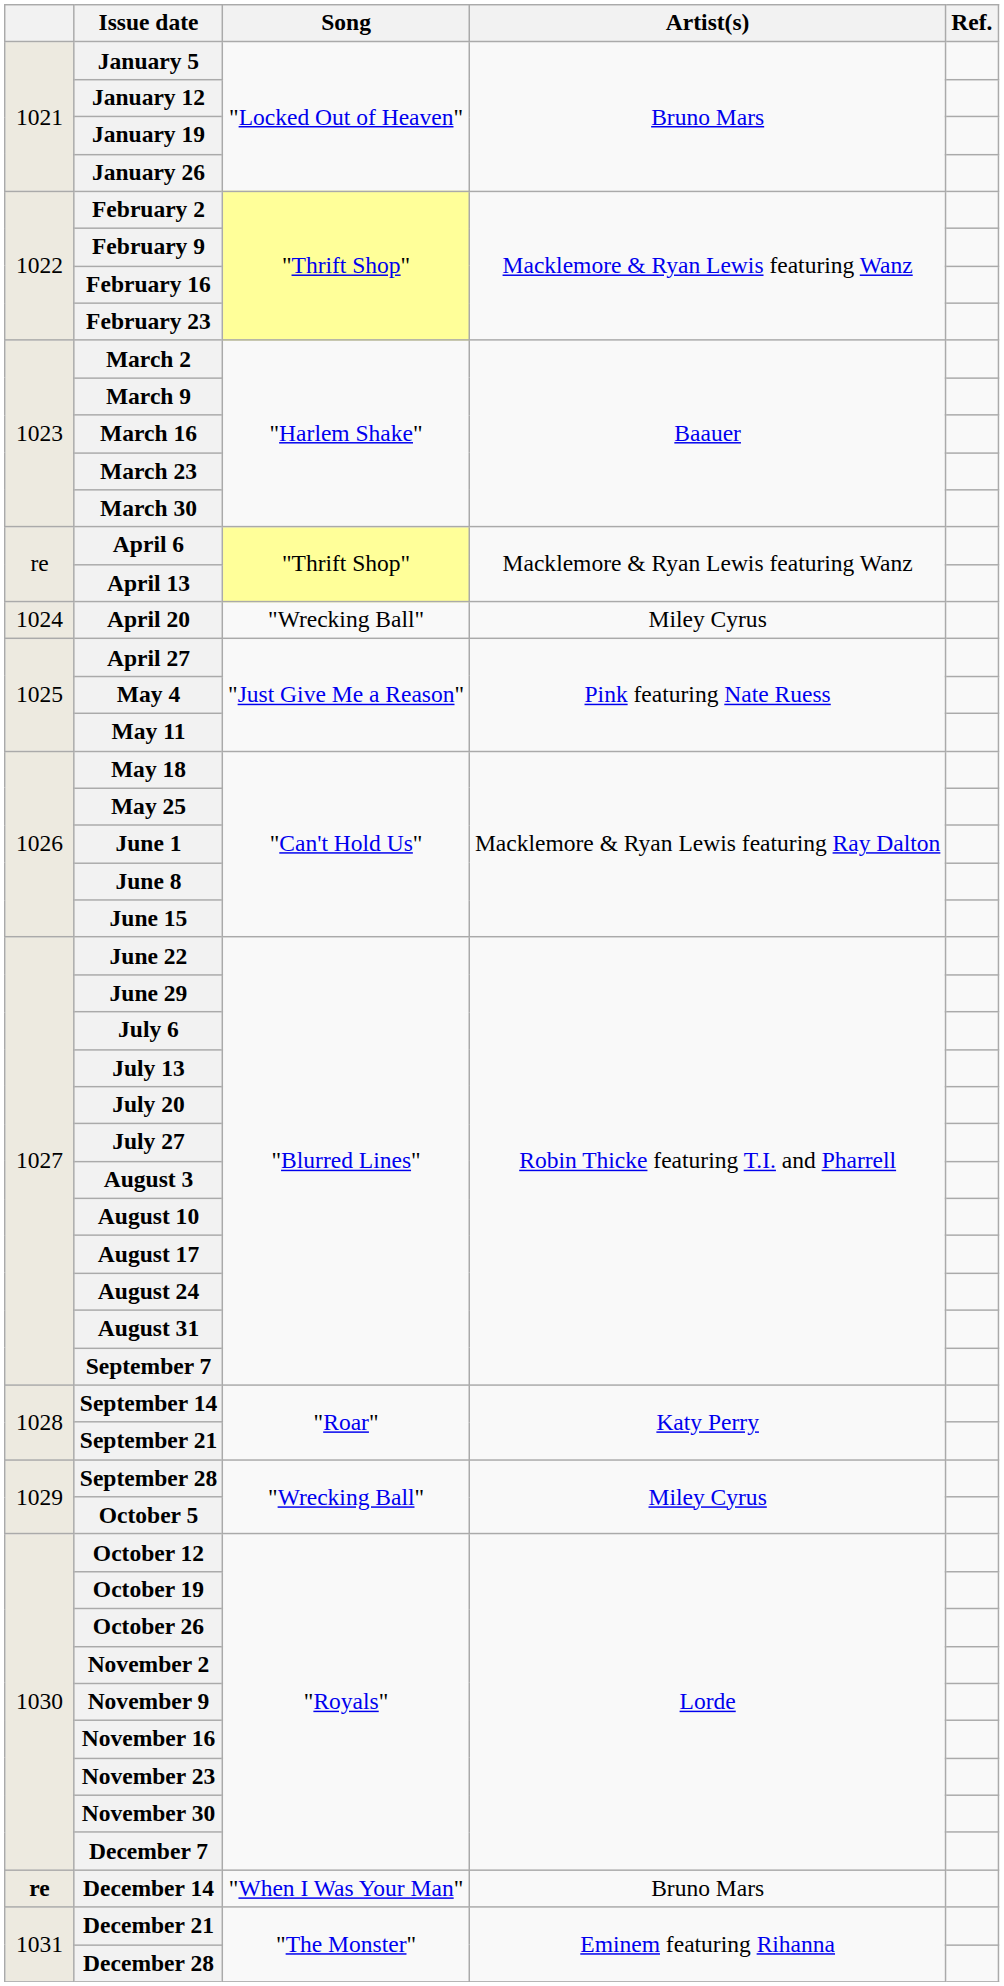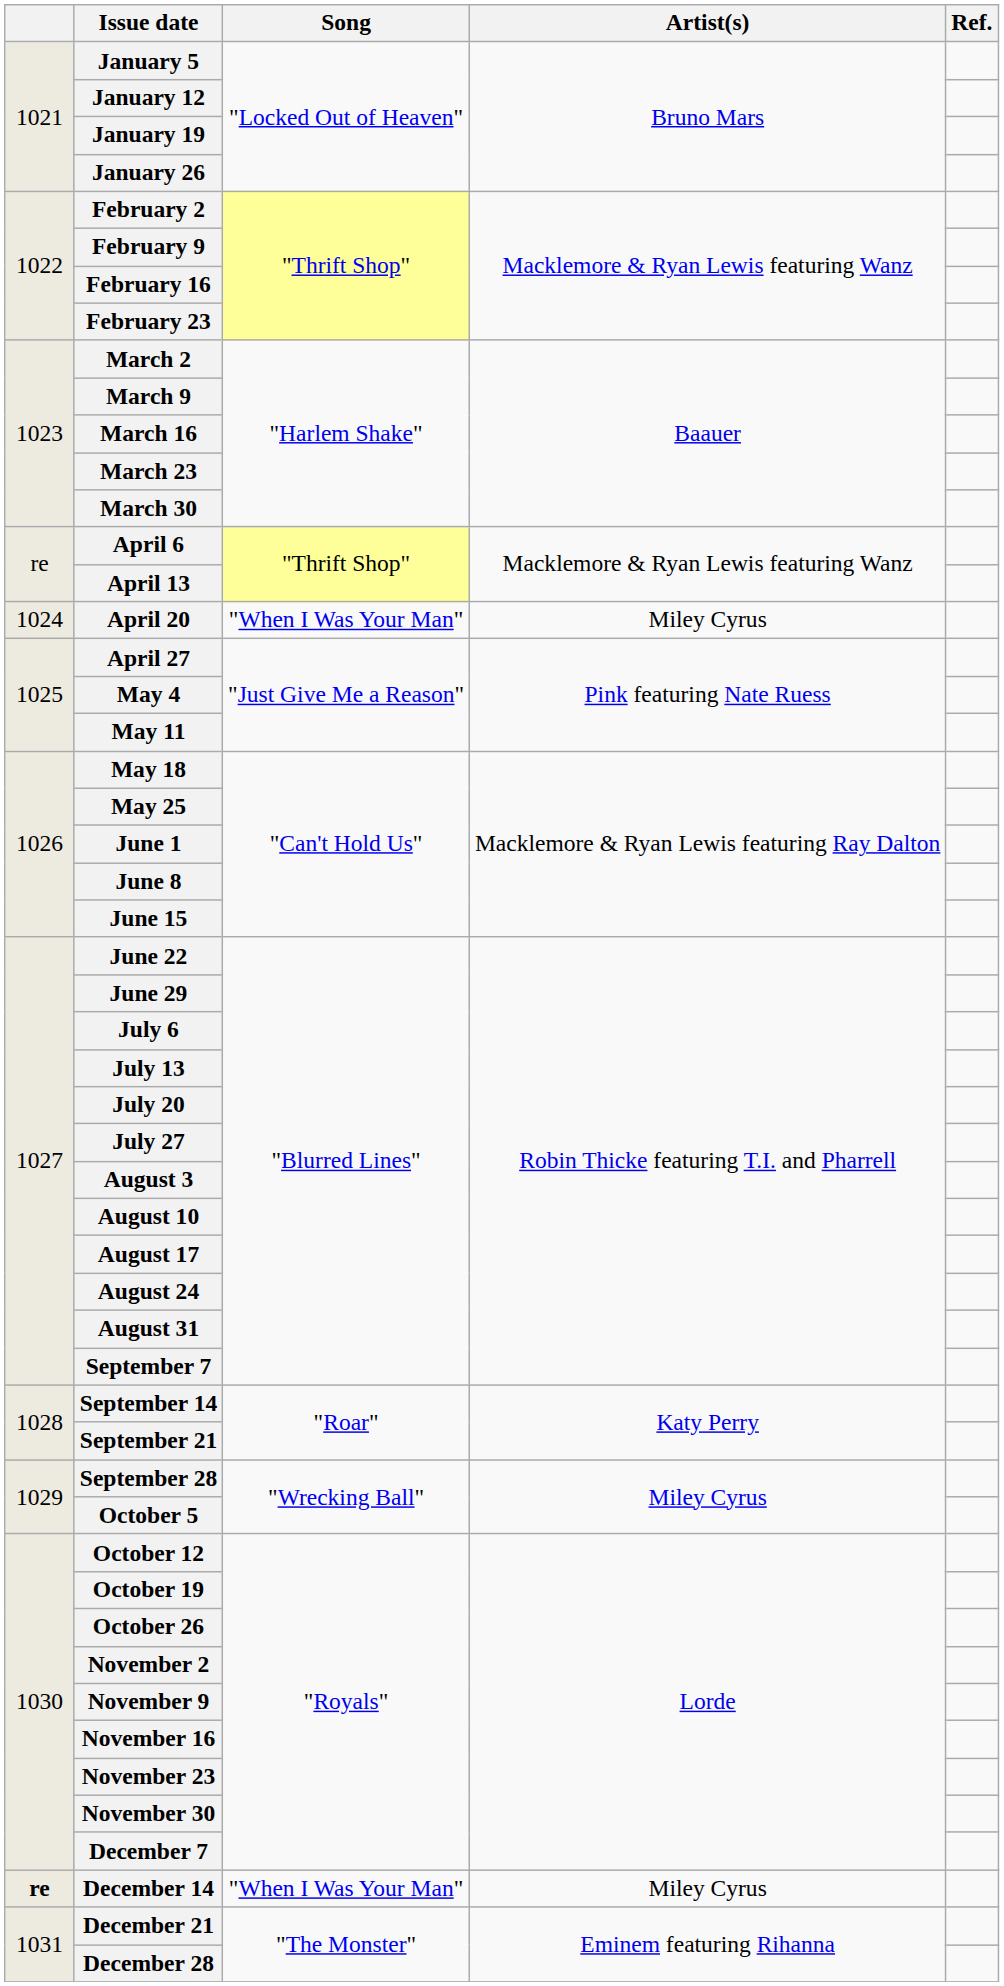(346, 619) "Wrecking Ball" -> (346, 619) "When I Was Your Man"
(708, 1888) Bruno Mars -> (708, 1888) Miley Cyrus
